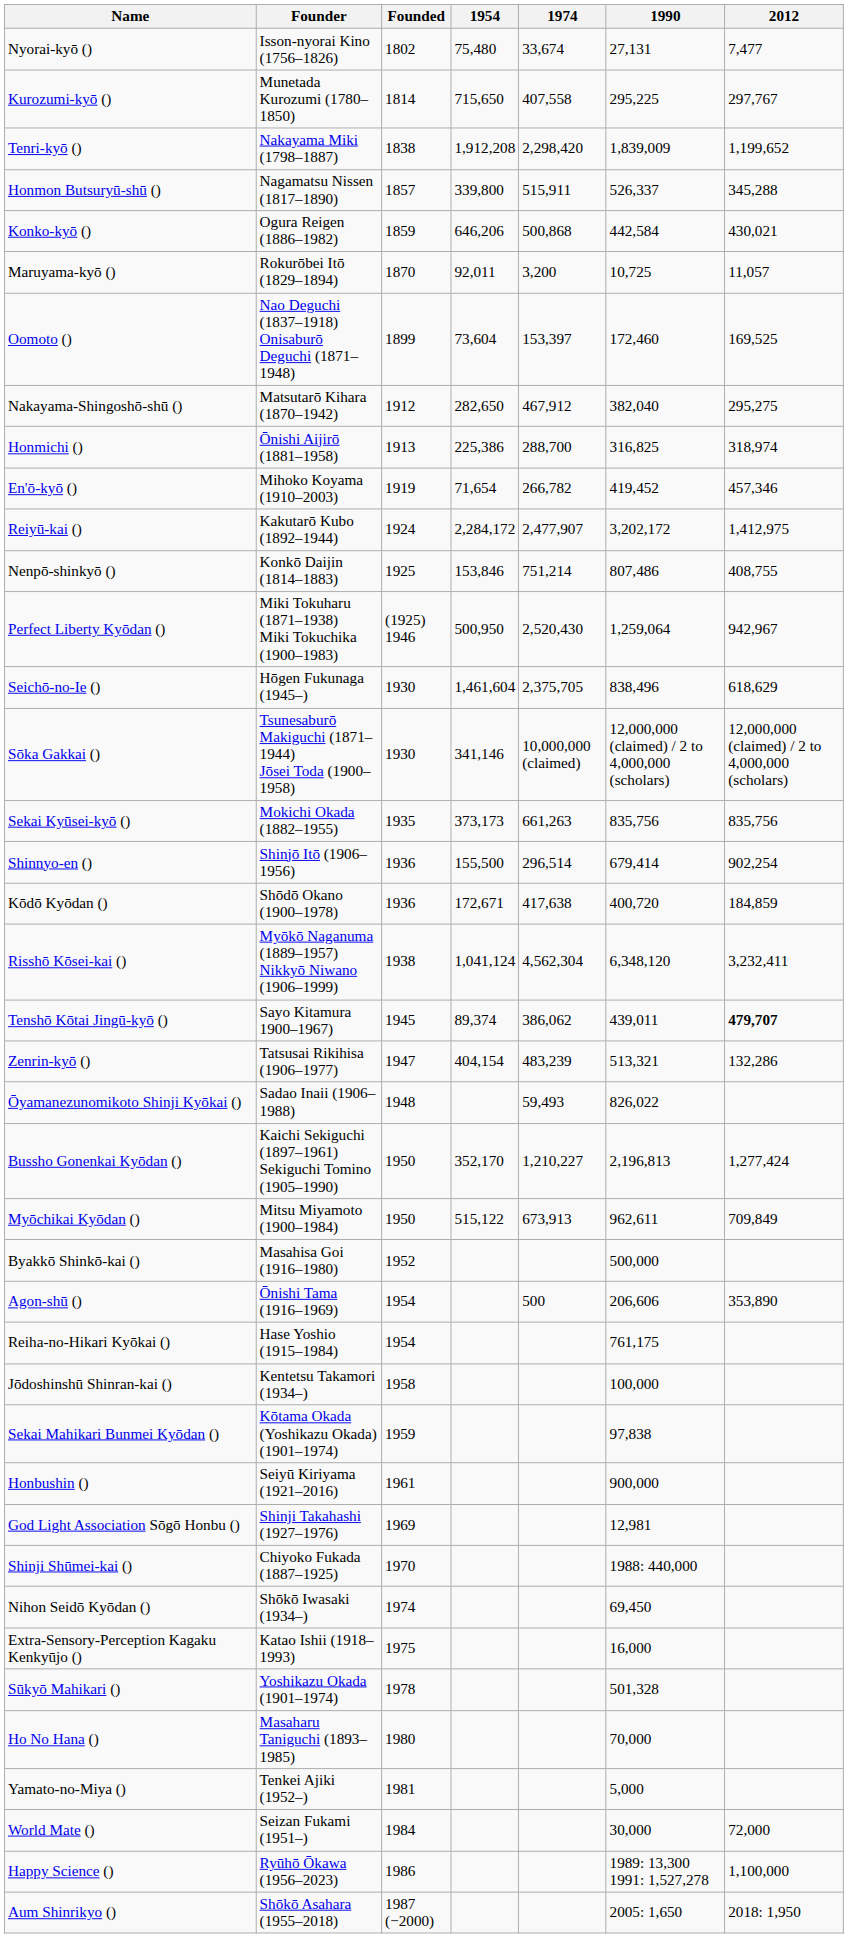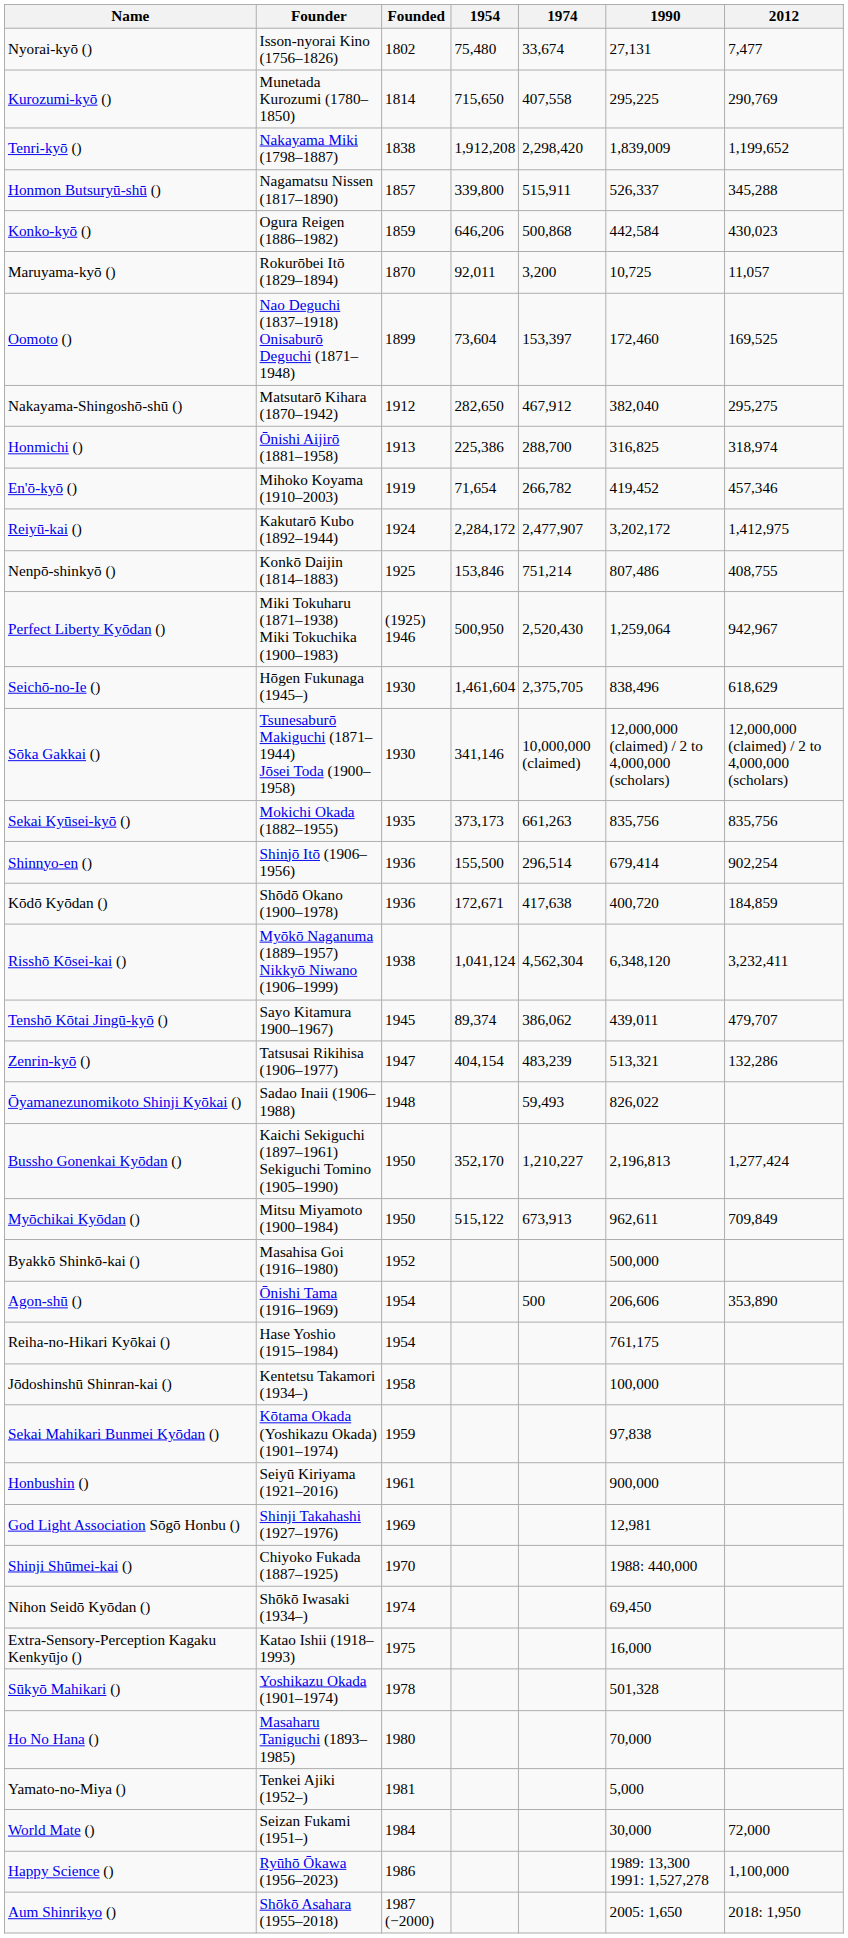(753, 98) 297,767 -> (753, 98) 290,769
(753, 231) 430,021 -> (753, 231) 430,023
(753, 1020) bold -> (753, 1020) normal
